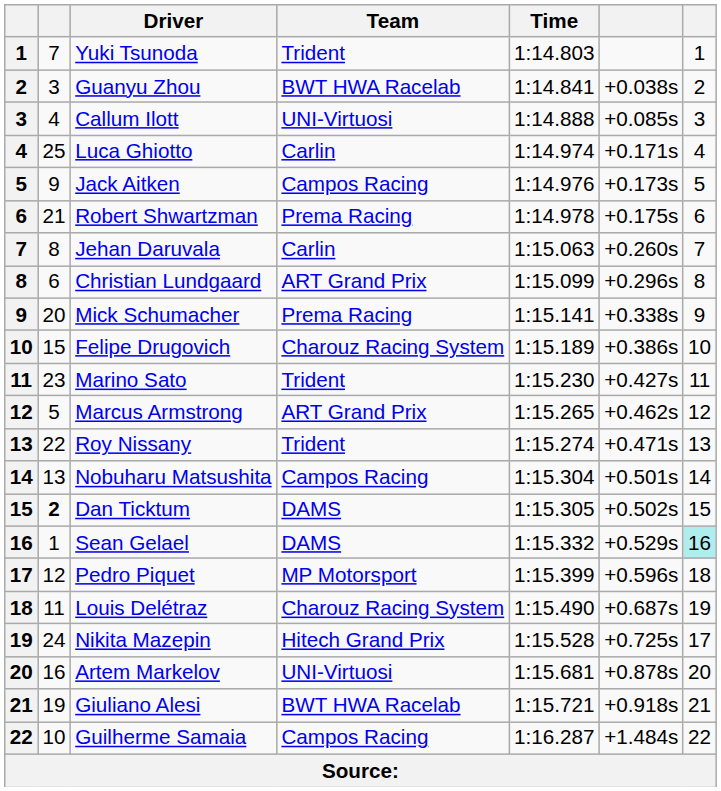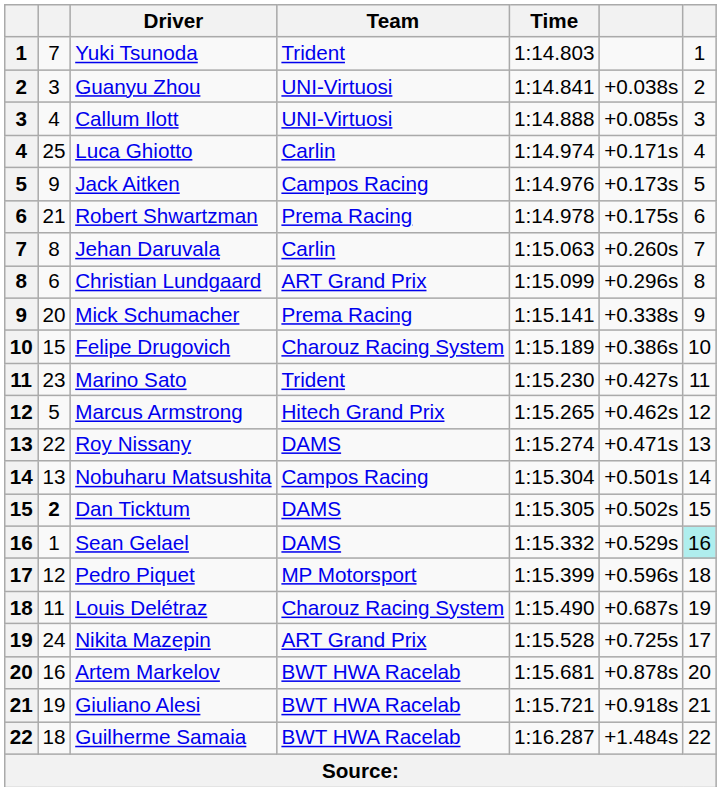(371, 86) BWT HWA Racelab -> (337, 86) UNI-Virtuosi
(354, 412) ART Grand Prix -> (363, 412) Hitech Grand Prix
(313, 444) Trident -> (311, 444) DAMS
(363, 640) Hitech Grand Prix -> (354, 640) ART Grand Prix
(337, 672) UNI-Virtuosi -> (371, 672) BWT HWA Racelab
(54, 738) 10 -> (54, 738) 18
(355, 738) Campos Racing -> (371, 738) BWT HWA Racelab
